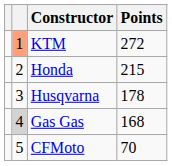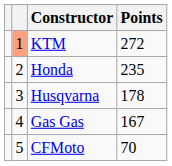(132, 69) 215 -> (132, 69) 235
(19, 121) lightgrey background -> (19, 121) no background
(132, 121) 168 -> (132, 121) 167
